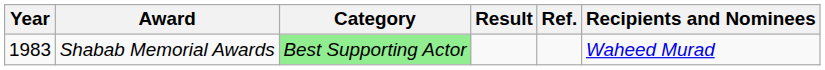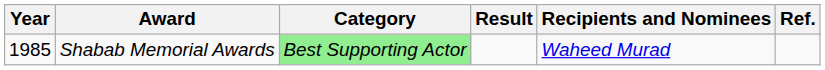columns swapped: (701, 19) <-> (559, 19)
(30, 49) 1983 -> (30, 49) 1985
